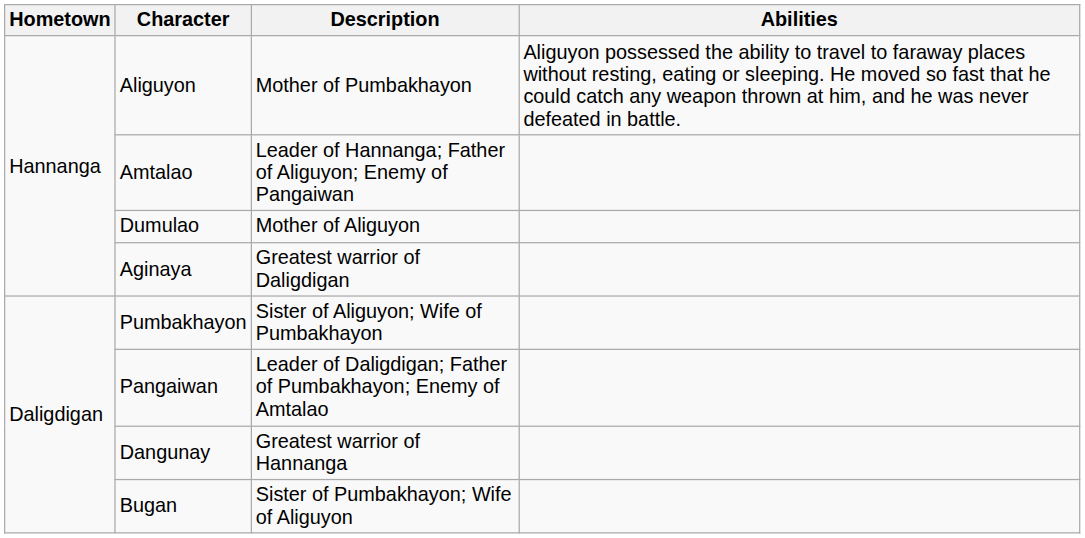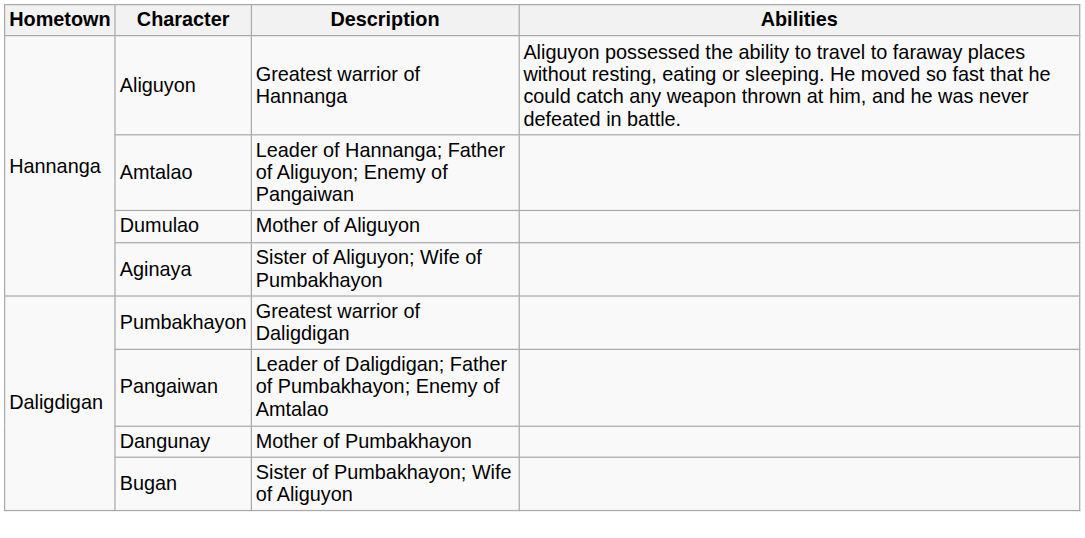(364, 85) Mother of Pumbakhayon -> (338, 85) Greatest warrior of Hannanga
(338, 268) Greatest warrior of Daligdigan -> (369, 268) Sister of Aliguyon; Wife of Pumbakhayon
(369, 322) Sister of Aliguyon; Wife of Pumbakhayon -> (338, 322) Greatest warrior of Daligdigan
(338, 452) Greatest warrior of Hannanga -> (364, 441) Mother of Pumbakhayon
